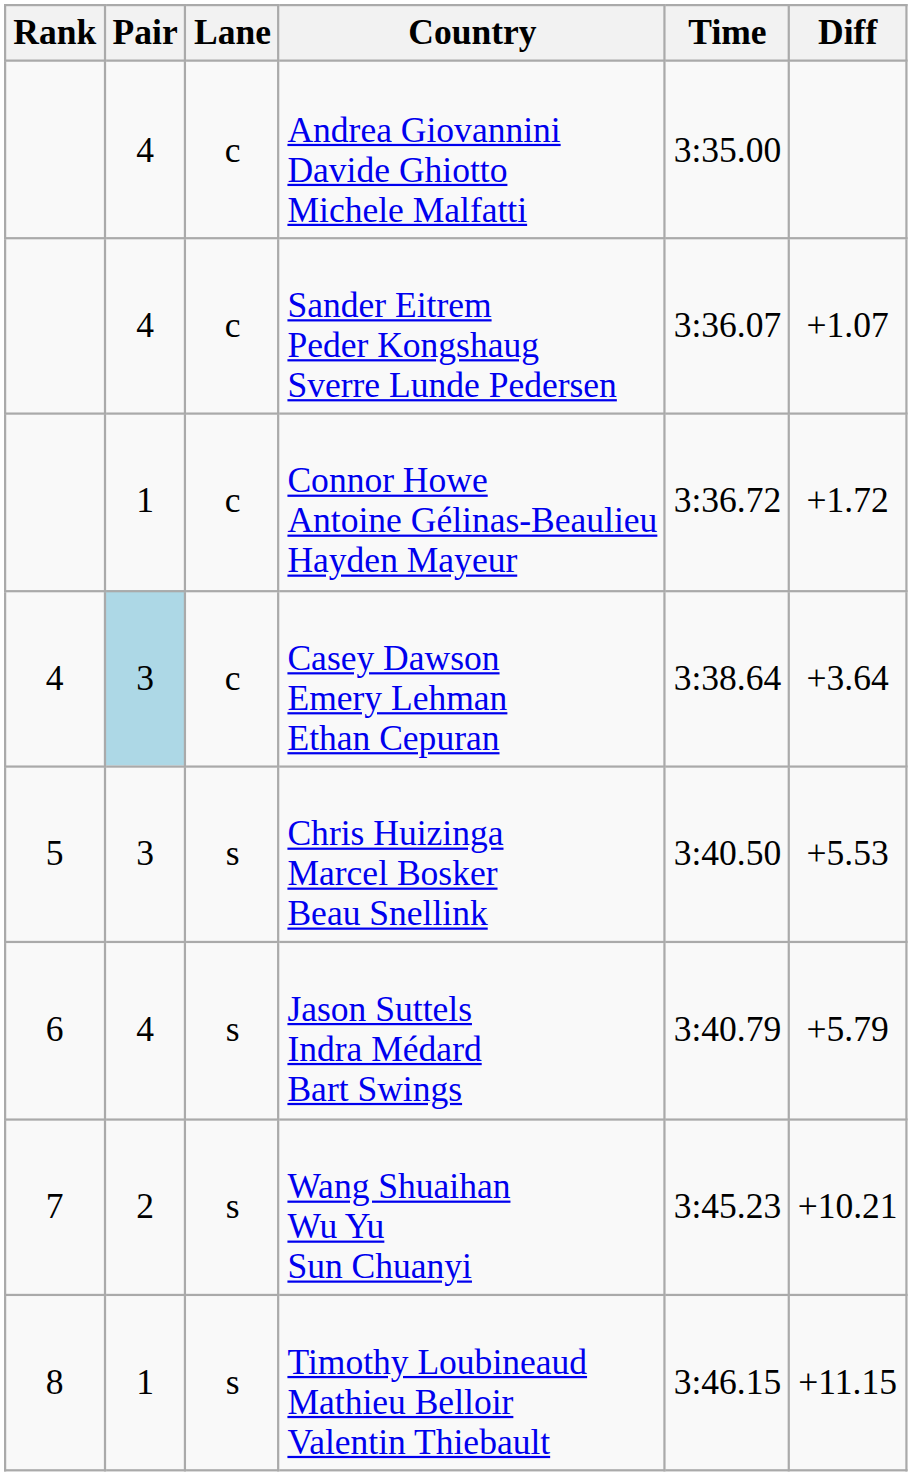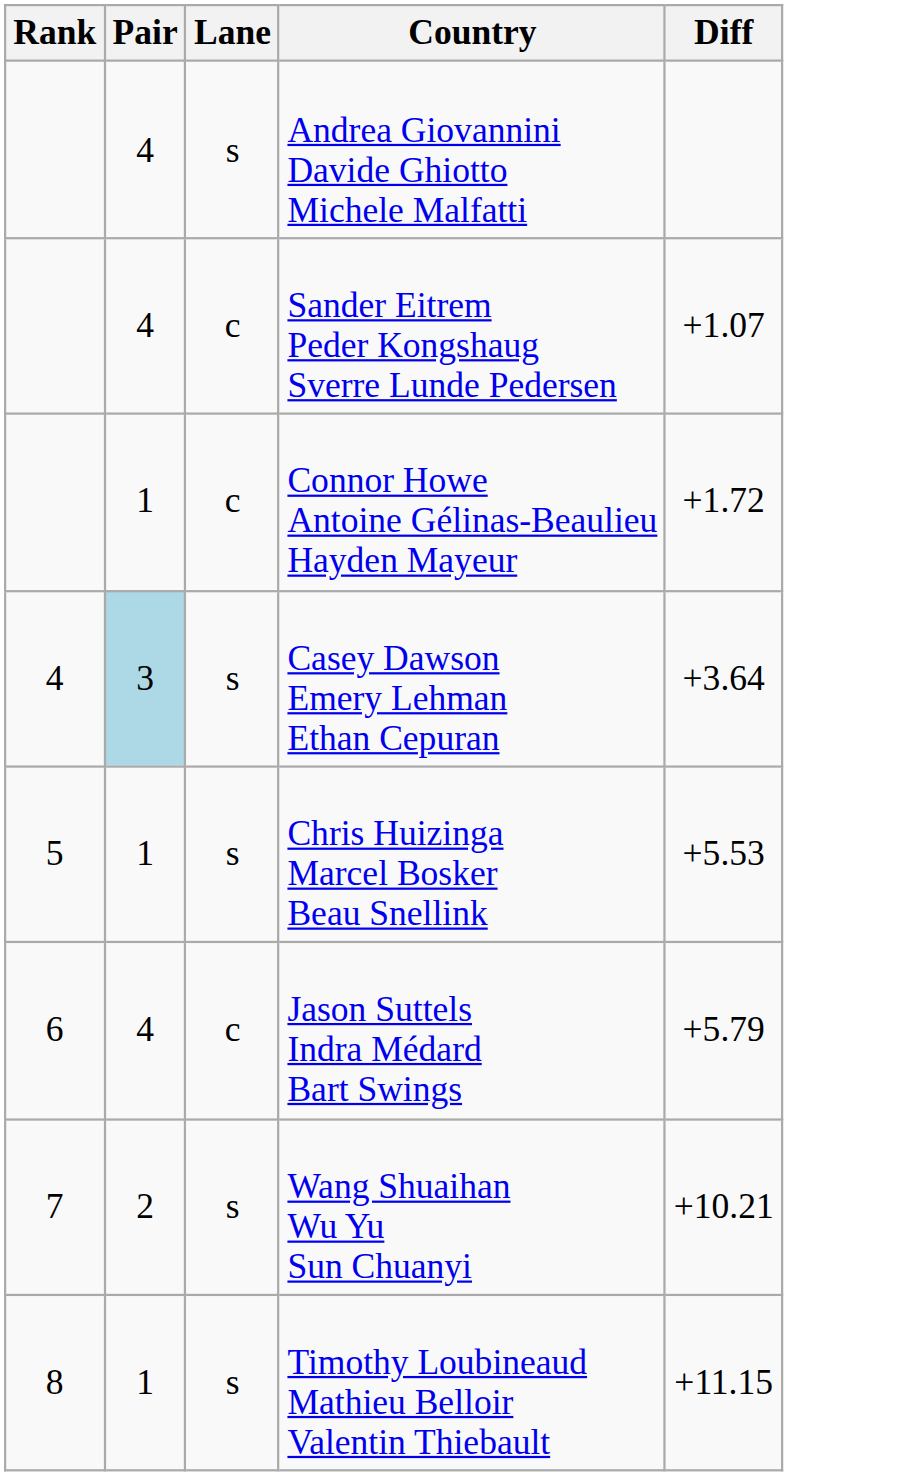- column: (727, 32)
(233, 148) c -> (233, 148) s
(233, 677) c -> (233, 677) s
(145, 853) 3 -> (145, 853) 1
(233, 1030) s -> (233, 1030) c
